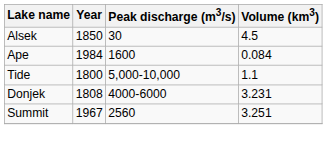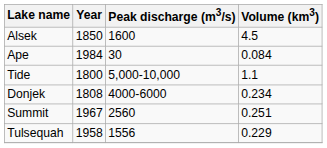(115, 36) 30 -> (122, 36) 1600
(122, 56) 1600 -> (115, 56) 30
(256, 94) 3.231 -> (256, 94) 0.234
(256, 113) 3.251 -> (256, 113) 0.251
+ row: (35, 133)
